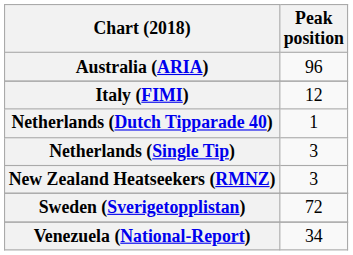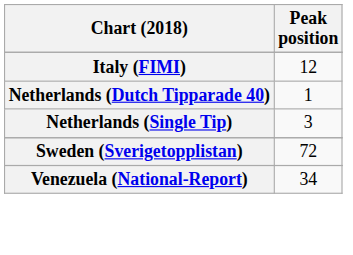- row: (142, 66)
- row: (142, 179)
